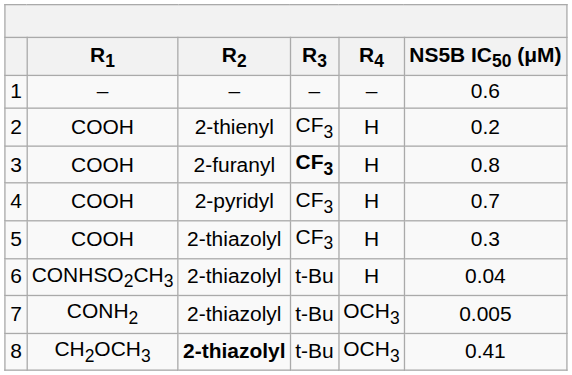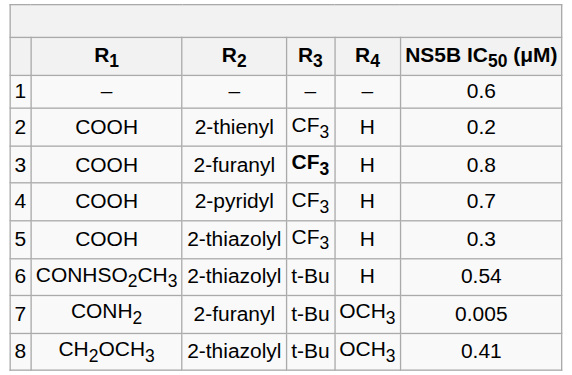(485, 276) 0.04 -> (481, 276) 0.54
(234, 314) 2-thiazolyl -> (234, 314) 2-furanyl
(234, 351) bold -> (234, 351) normal
